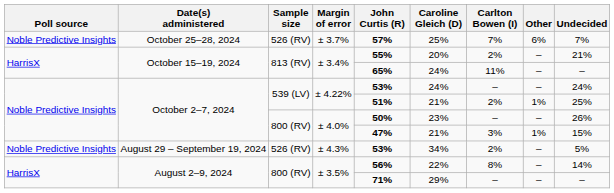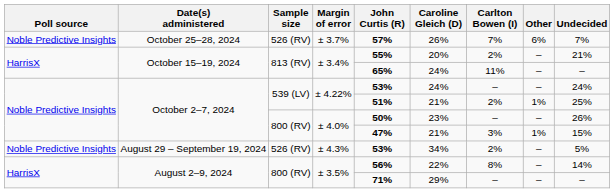(439, 39) 25% -> (439, 39) 26%
